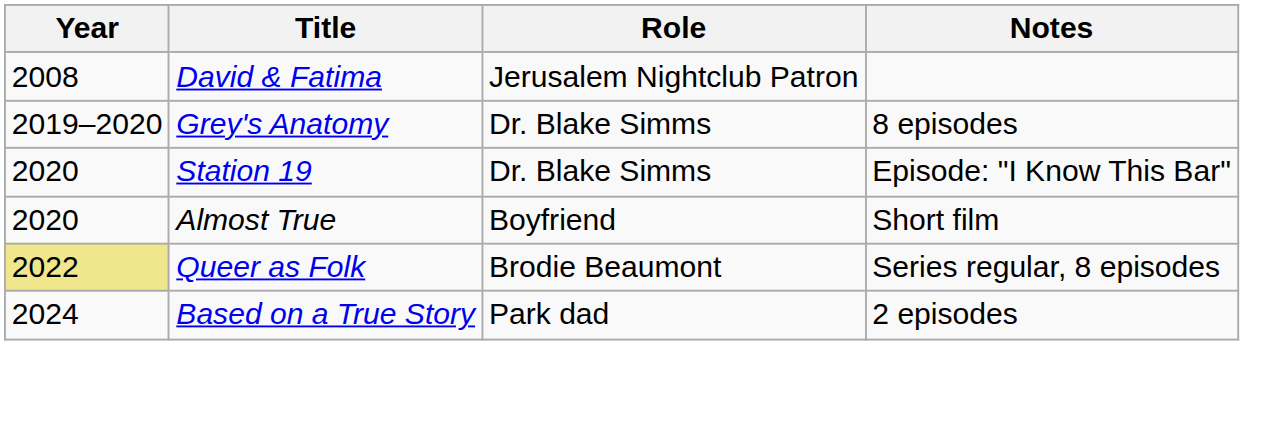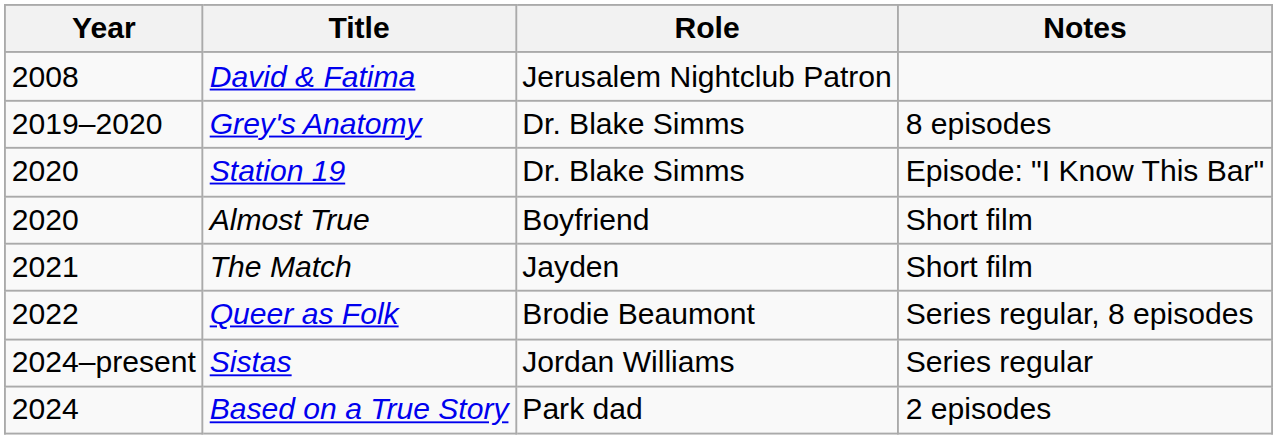+ row: (281, 266)
(45, 266) khaki background -> (45, 314) no background
+ row: (251, 362)
